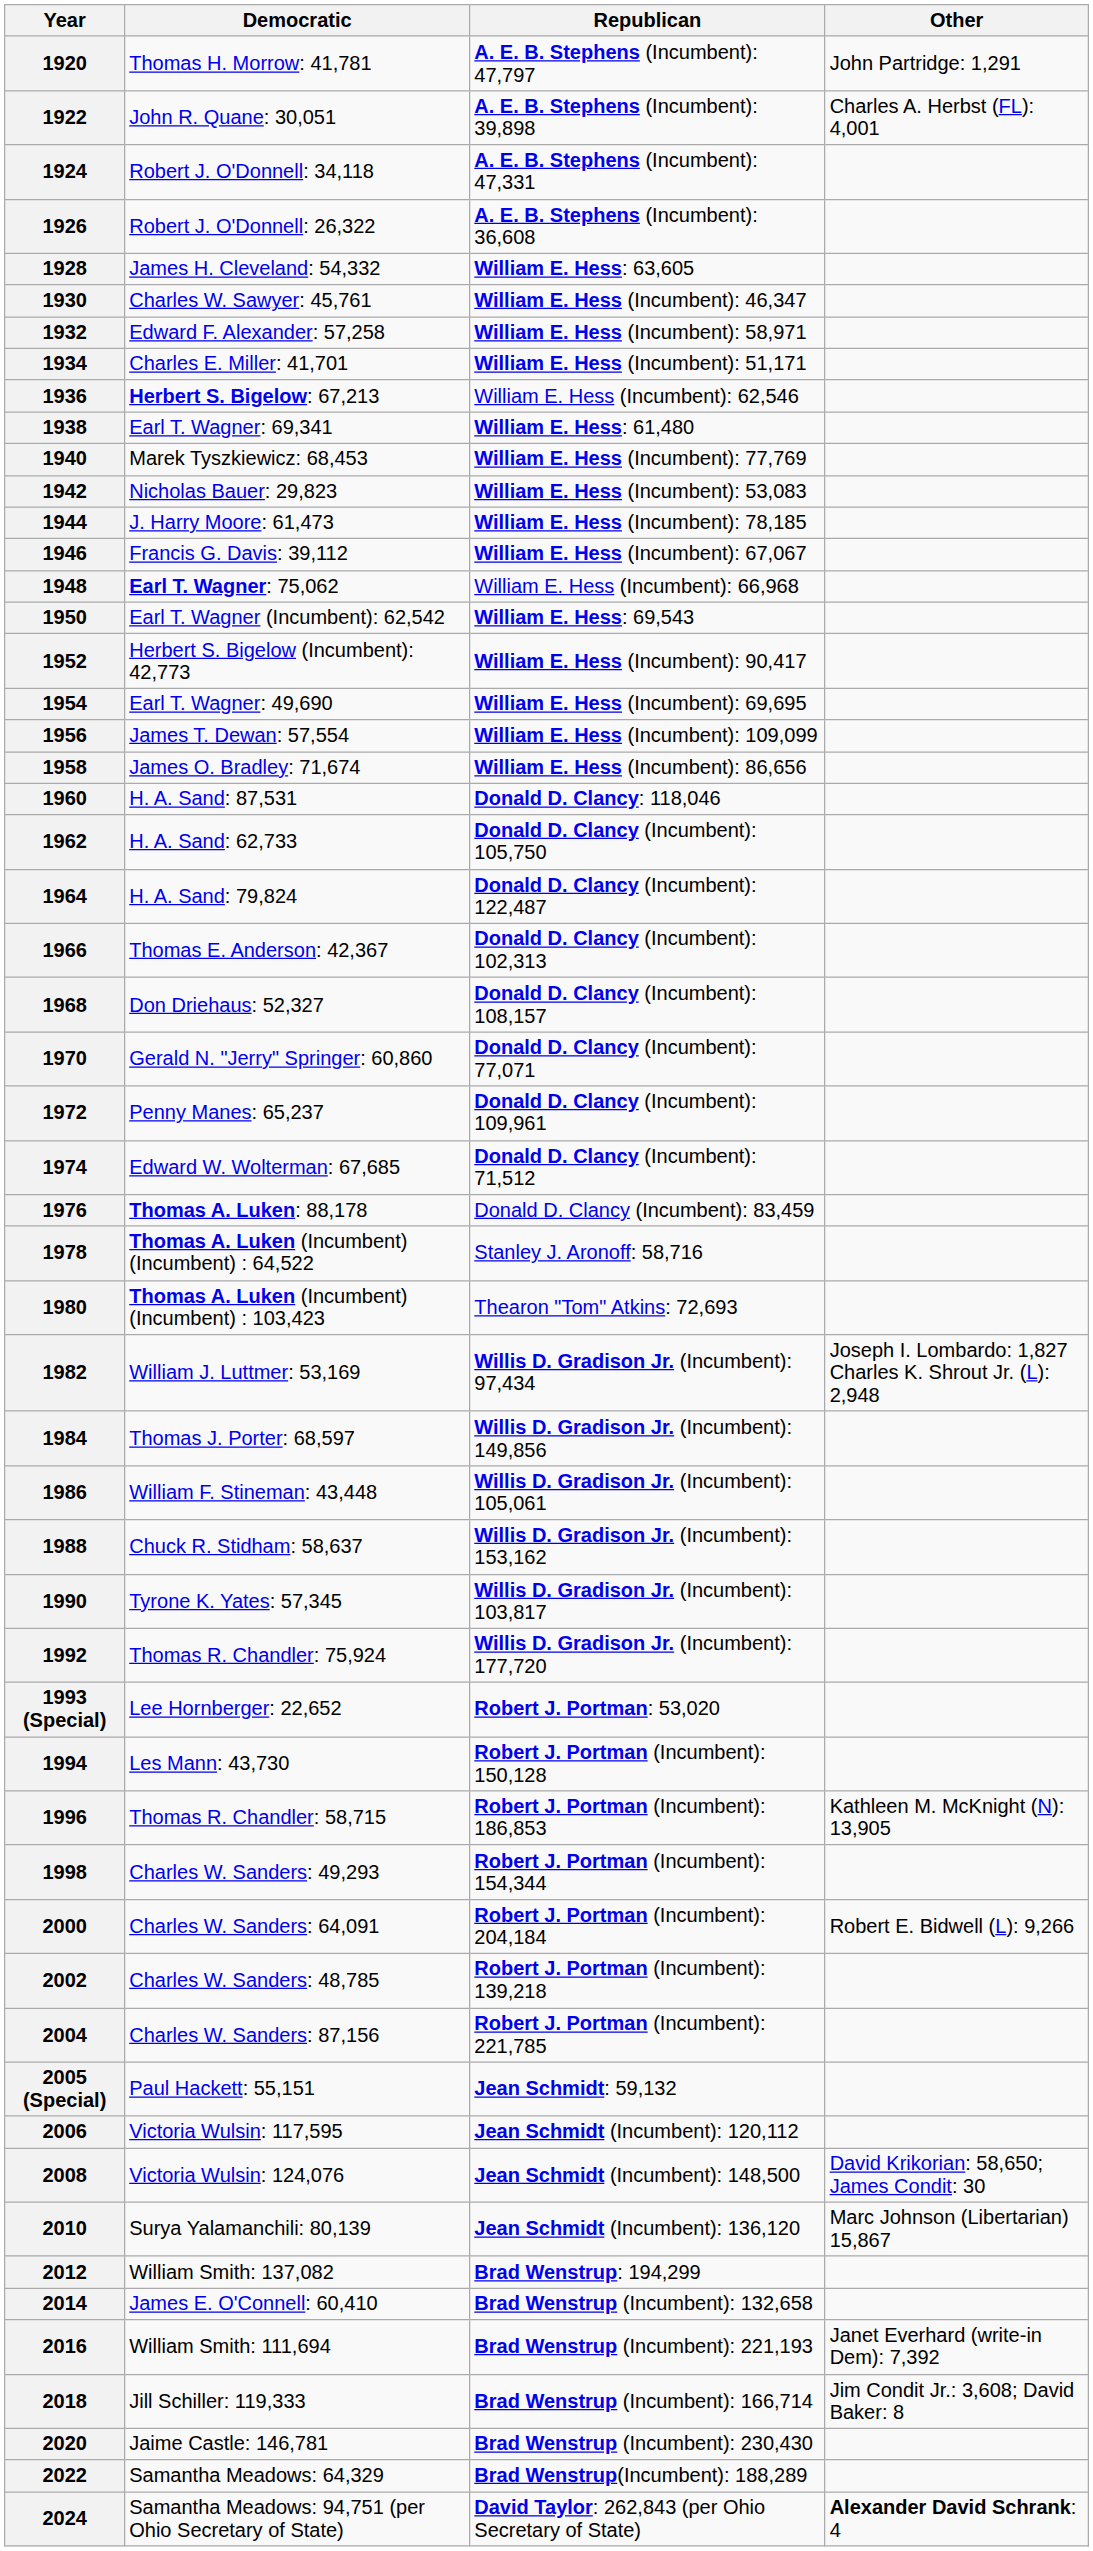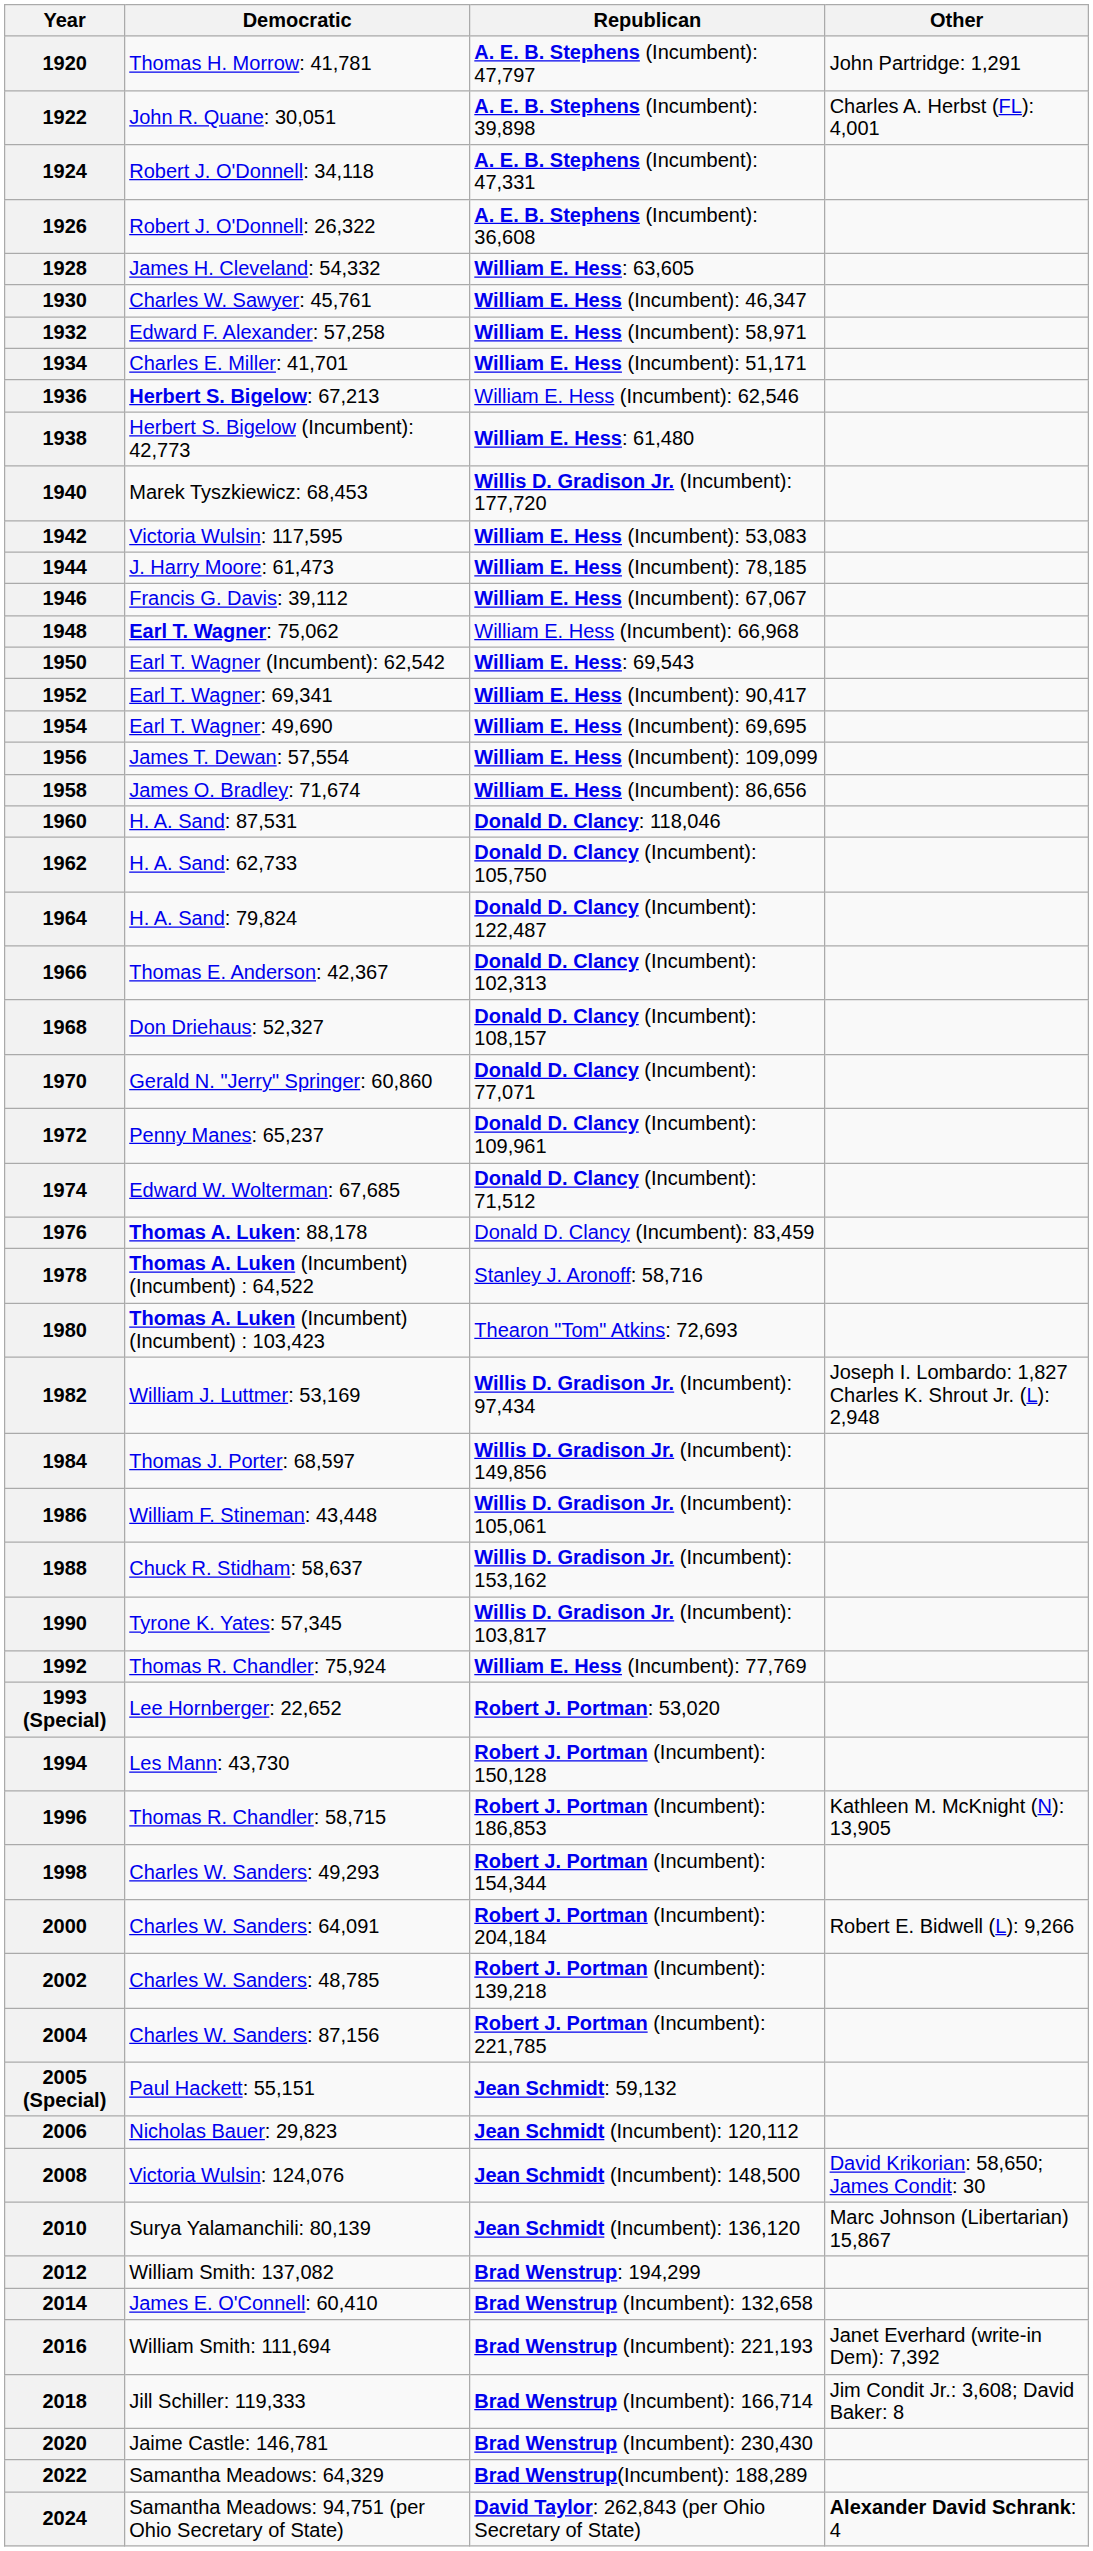(231, 427) Earl T. Wagner: 69,341 -> (272, 438) Herbert S. Bigelow (Incumbent): 42,773
(640, 459) William E. Hess (Incumbent): 77,769 -> (633, 493) Willis D. Gradison Jr. (Incumbent): 177,720
(233, 490) Nicholas Bauer: 29,823 -> (236, 535) Victoria Wulsin: 117,595
(272, 660) Herbert S. Bigelow (Incumbent): 42,773 -> (231, 694) Earl T. Wagner: 69,341
(633, 1655) Willis D. Gradison Jr. (Incumbent): 177,720 -> (640, 1666) William E. Hess (Incumbent): 77,769
(236, 2131) Victoria Wulsin: 117,595 -> (233, 2131) Nicholas Bauer: 29,823
